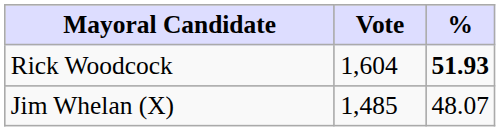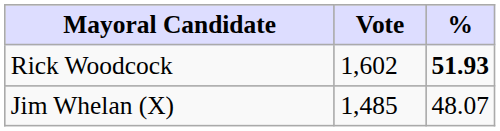(369, 65) 1,604 -> (369, 65) 1,602
